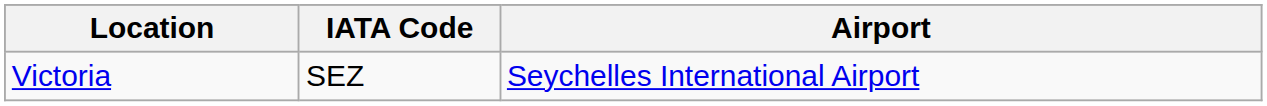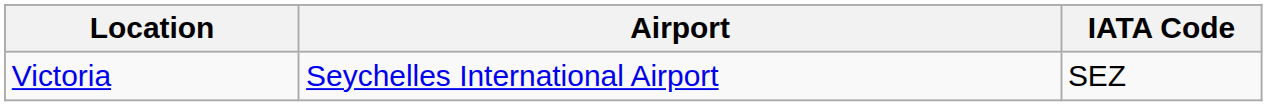columns swapped: (881, 28) <-> (400, 28)
